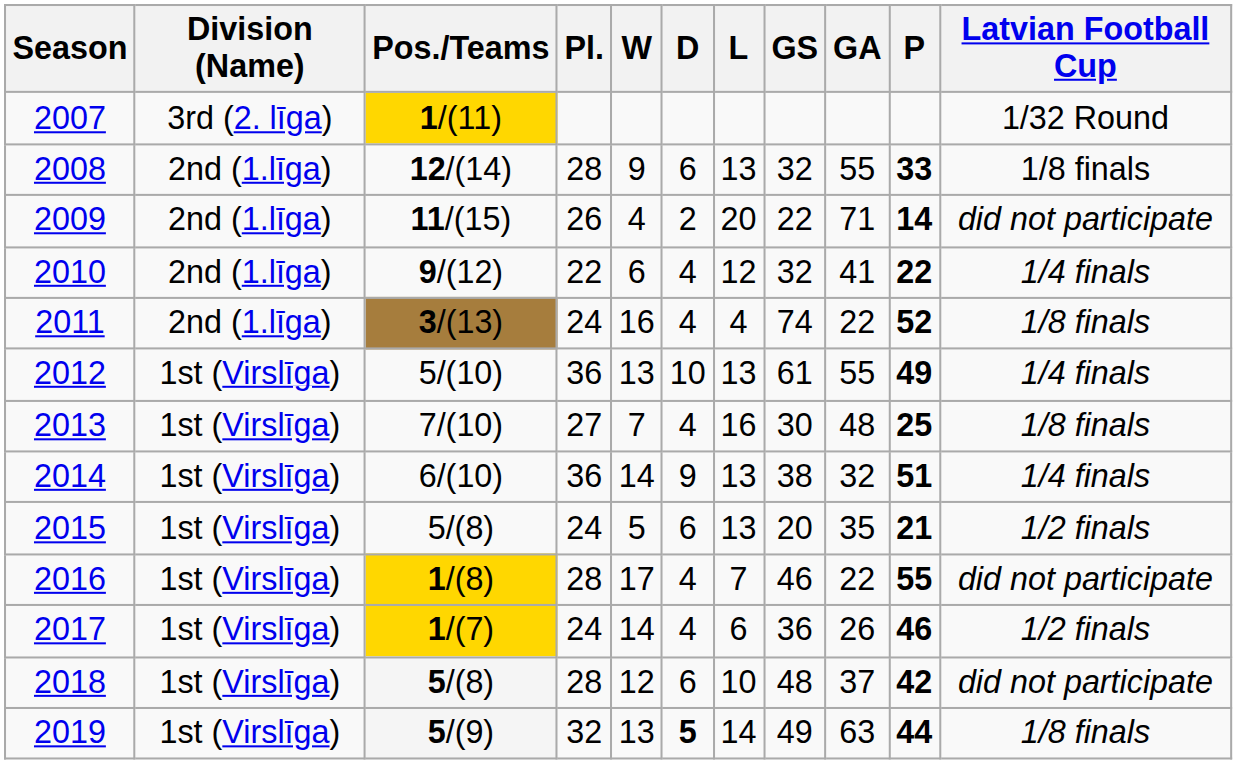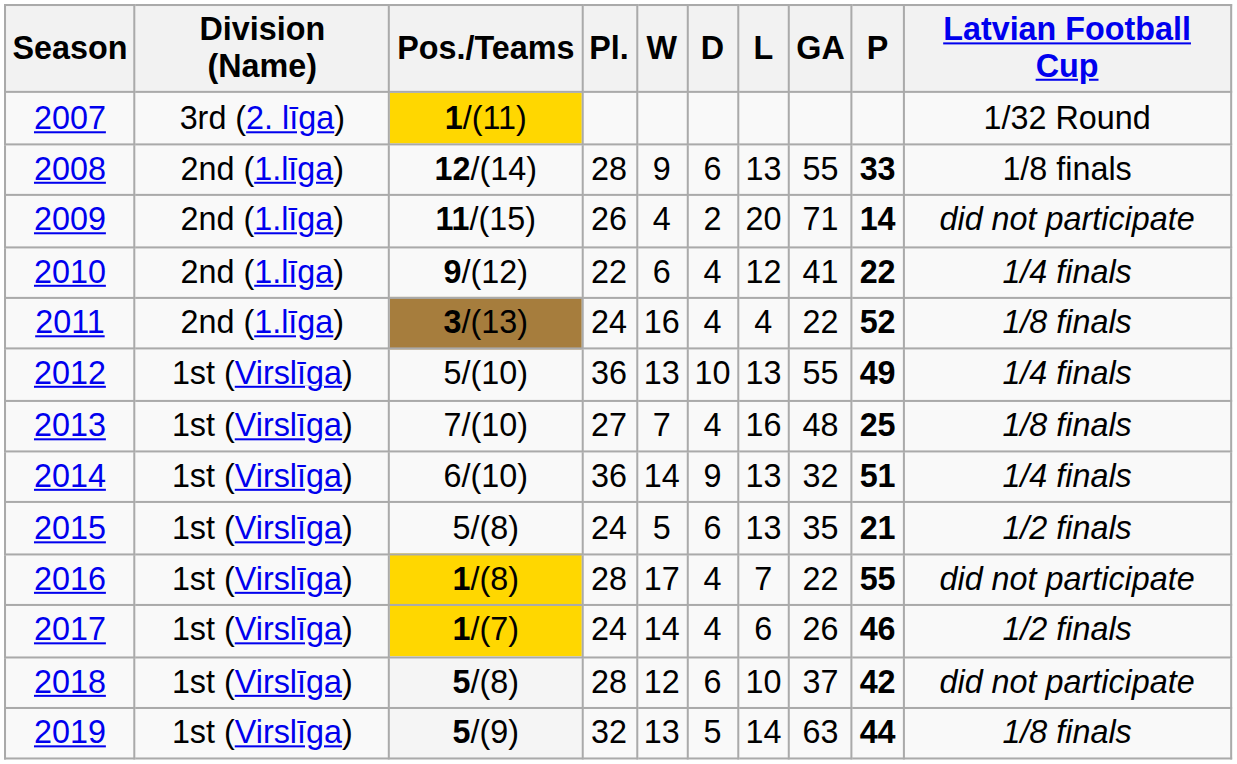- column: (795, 48)
(688, 732) bold -> (713, 732) normal
